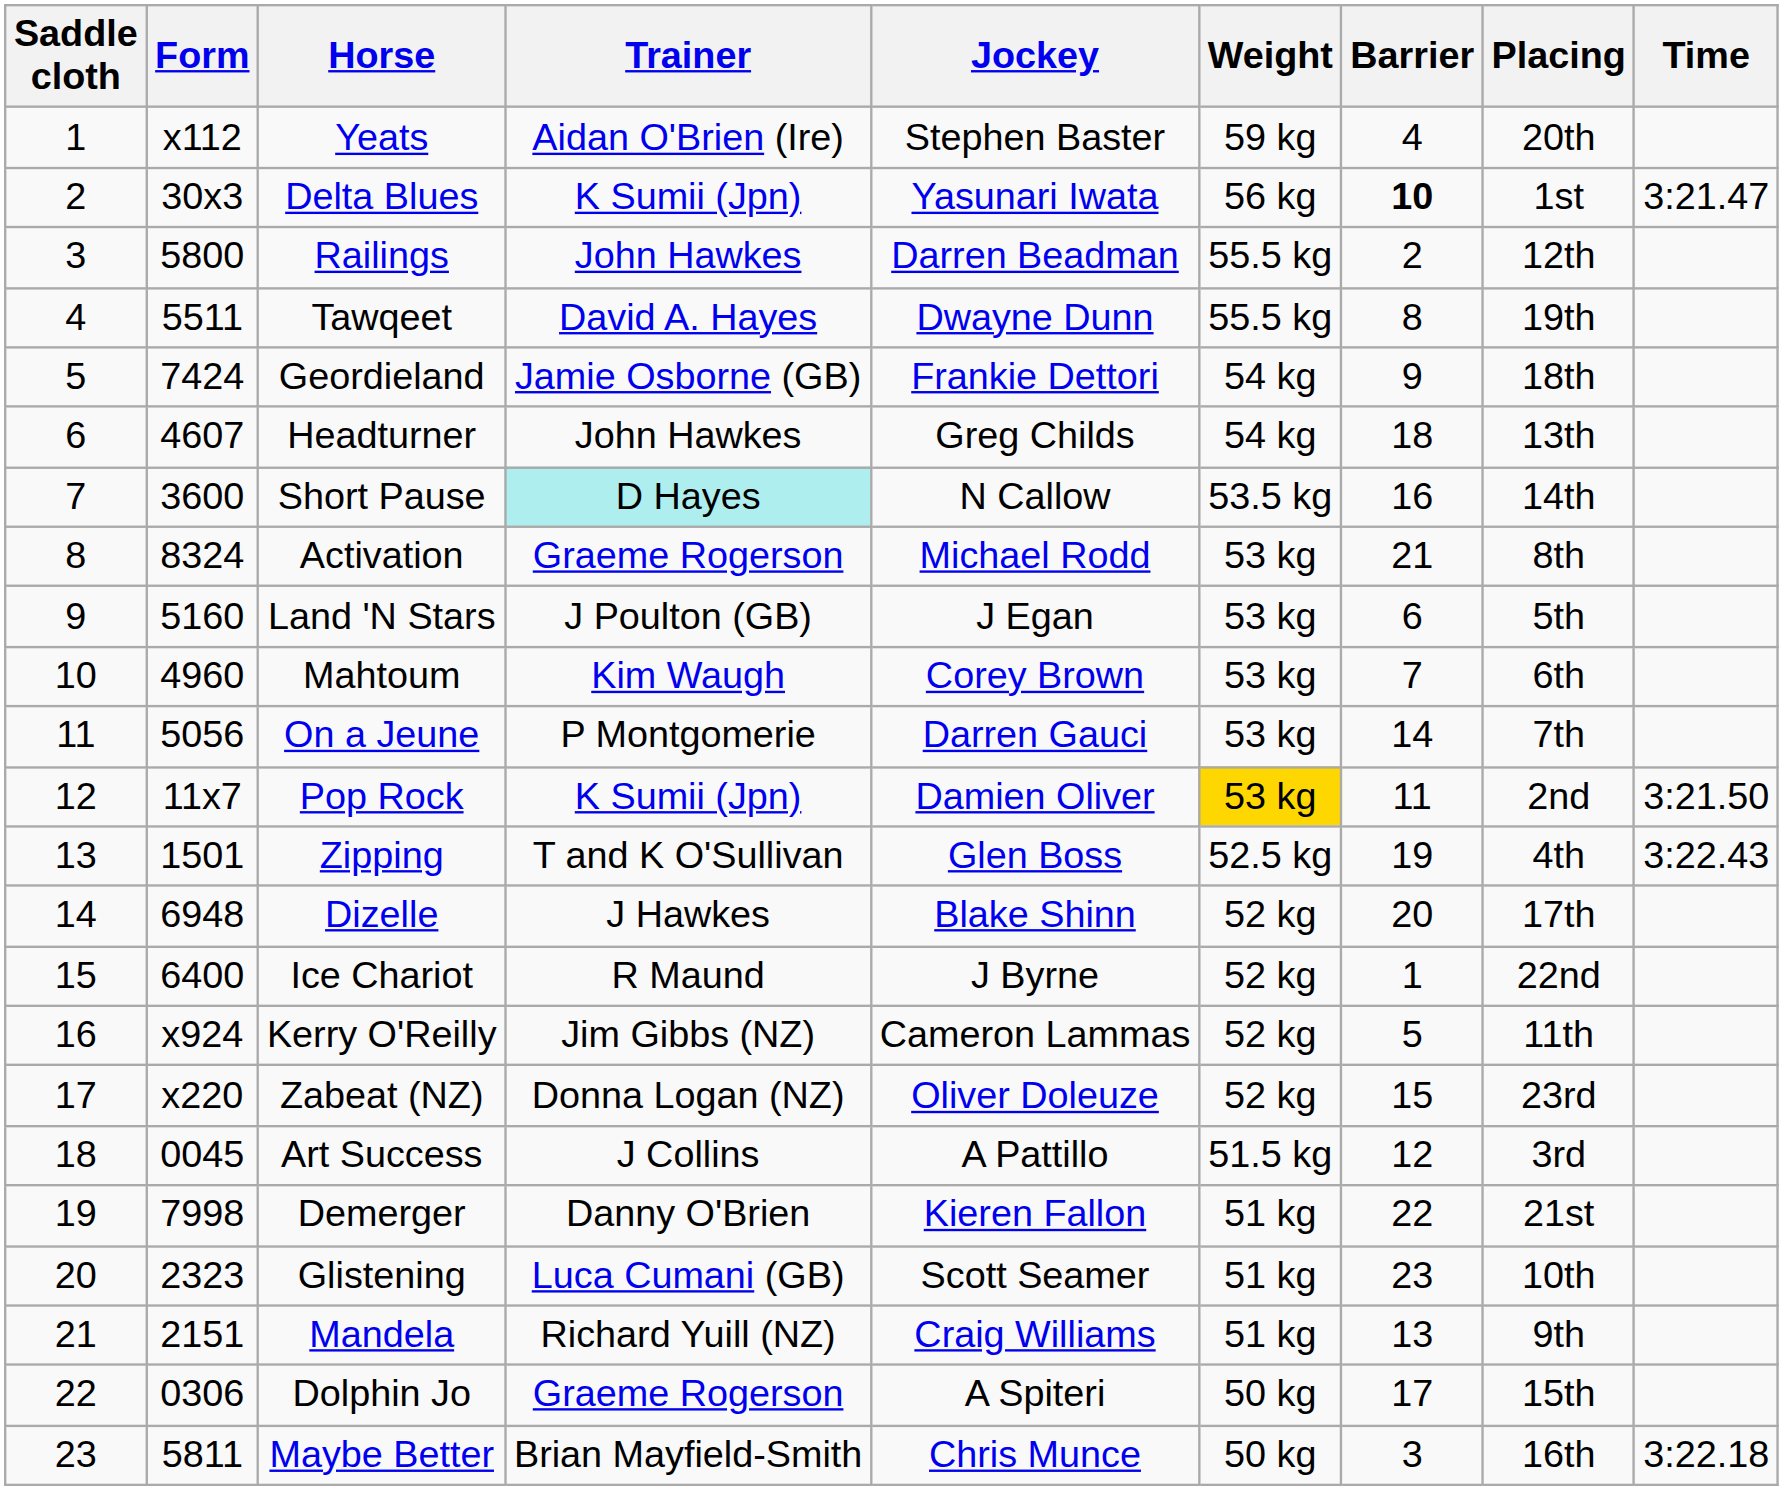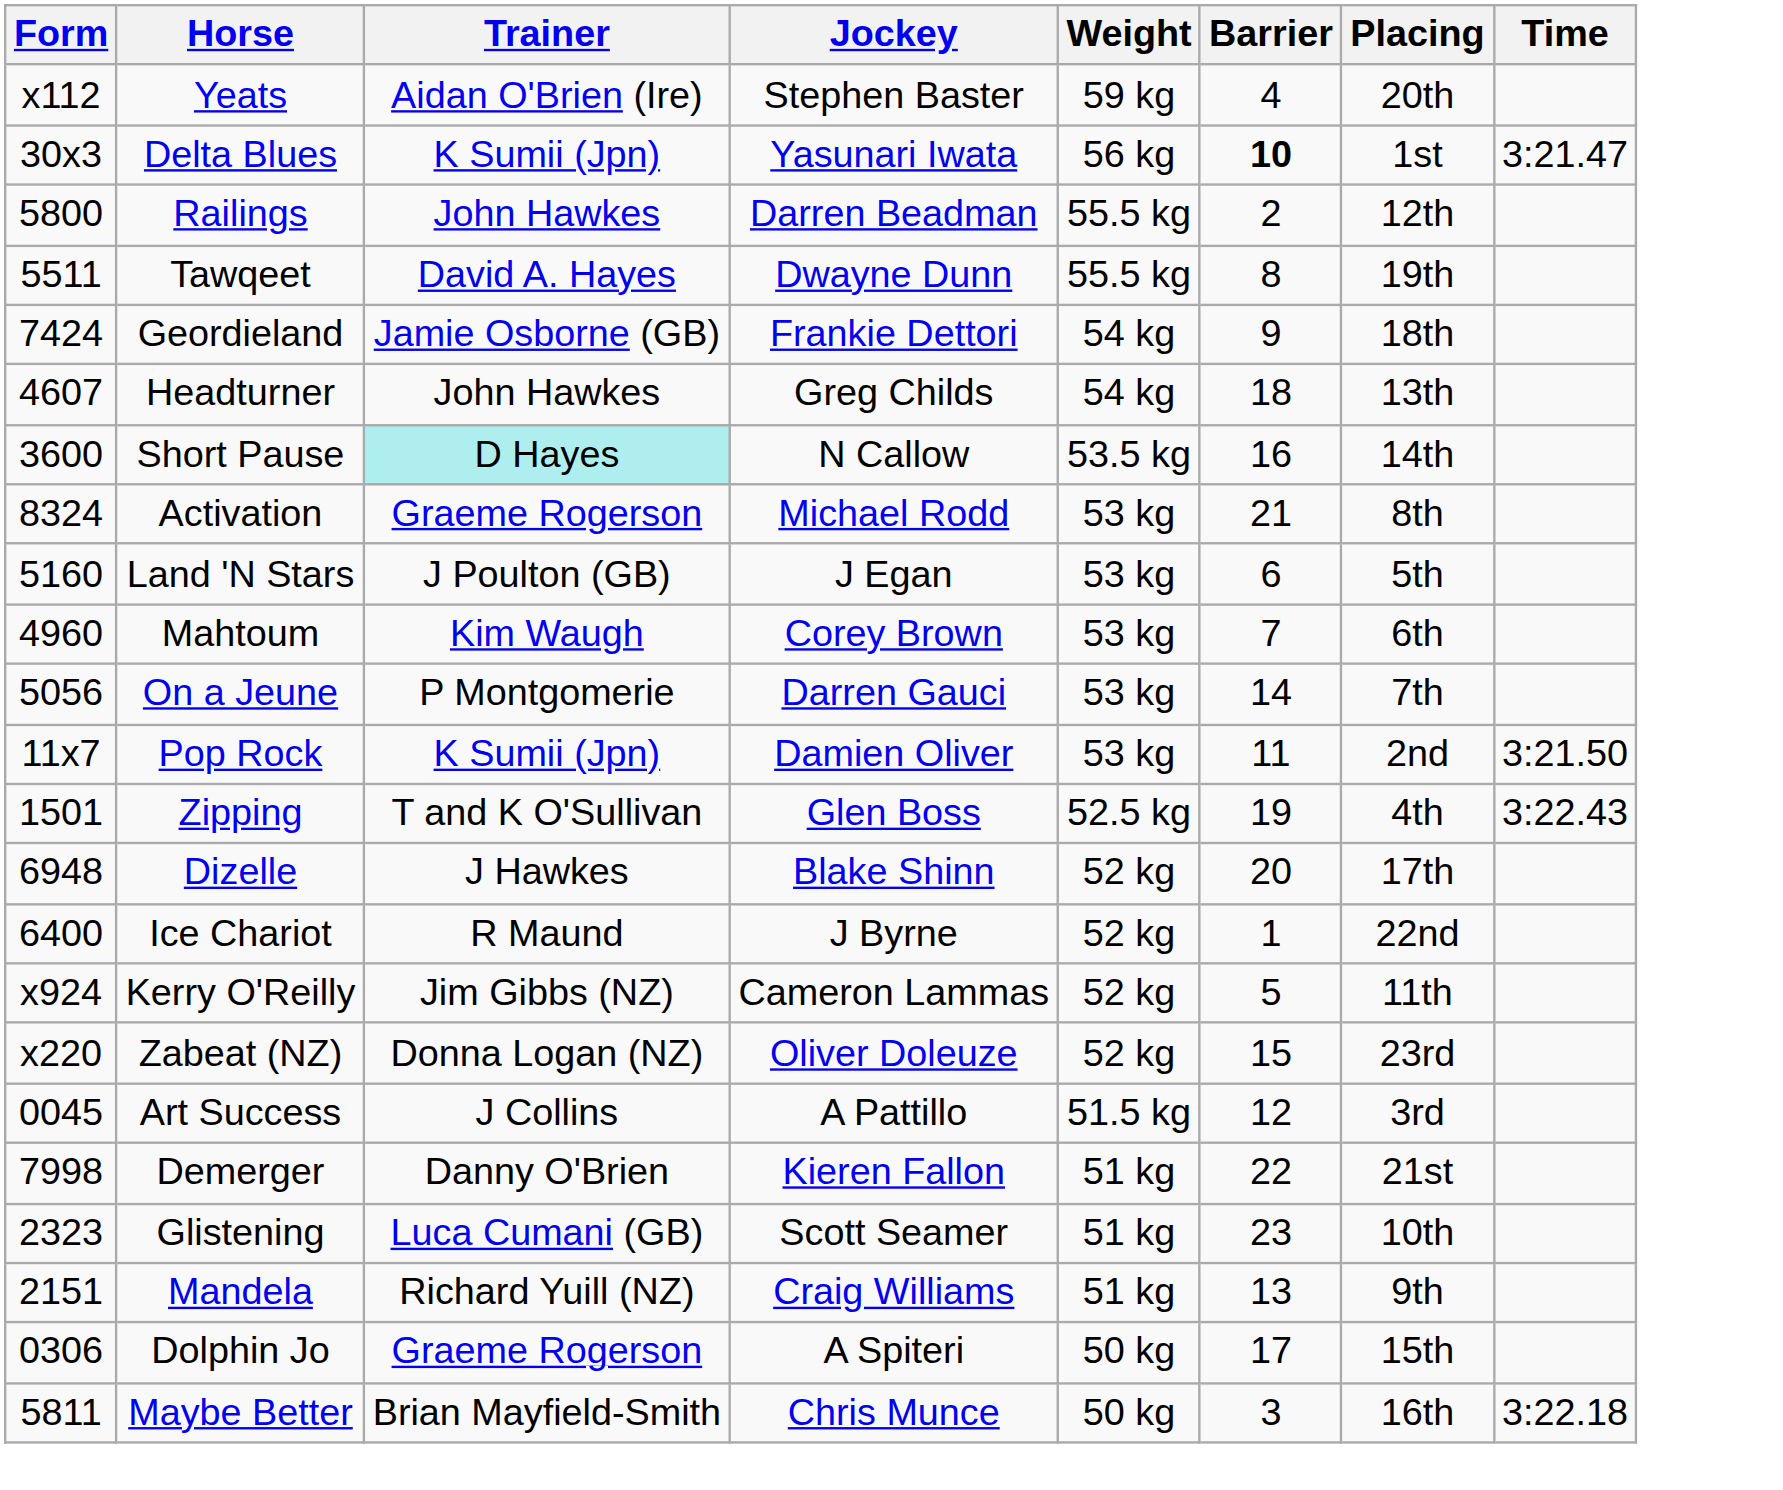- column: (76, 55)
(1270, 795) gold background -> (1129, 753) no background
